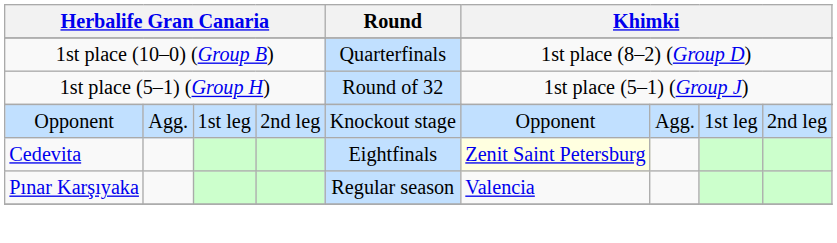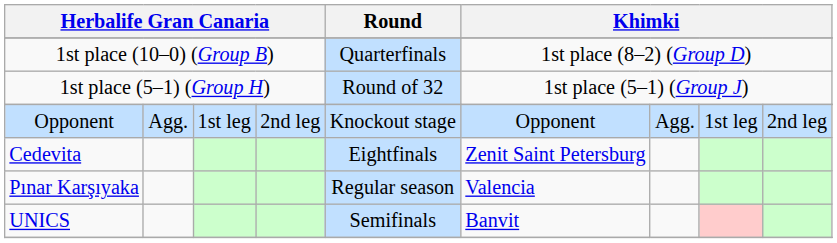(555, 154) lightyellow background -> (555, 154) no background
+ row: (40, 221)
